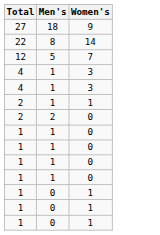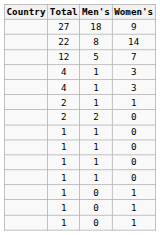+ column: (26, 12)
